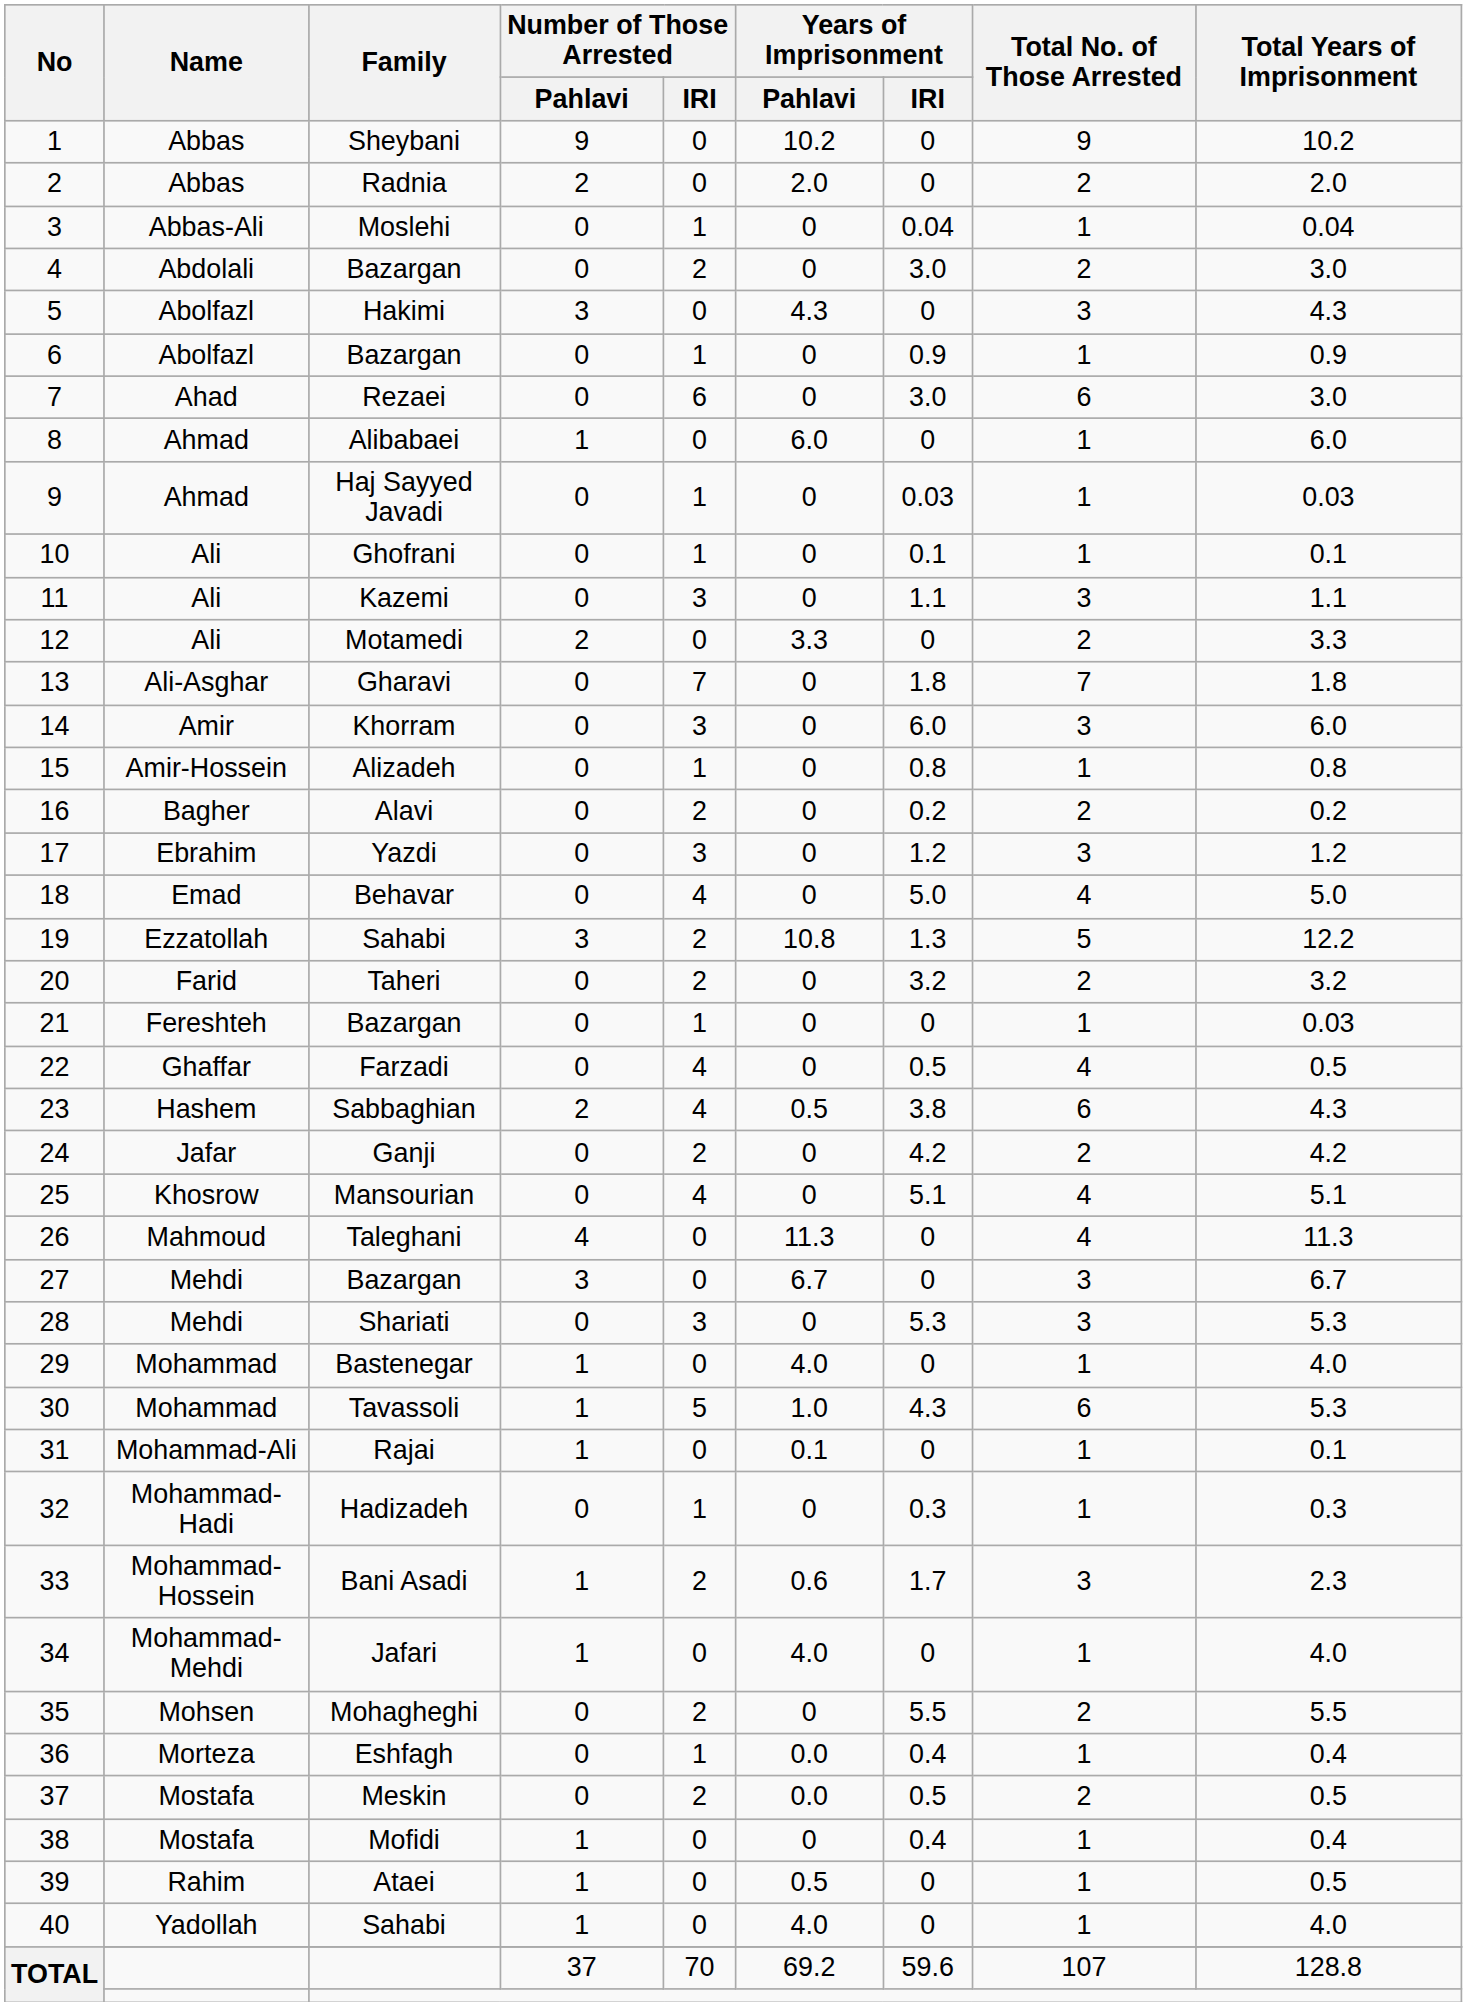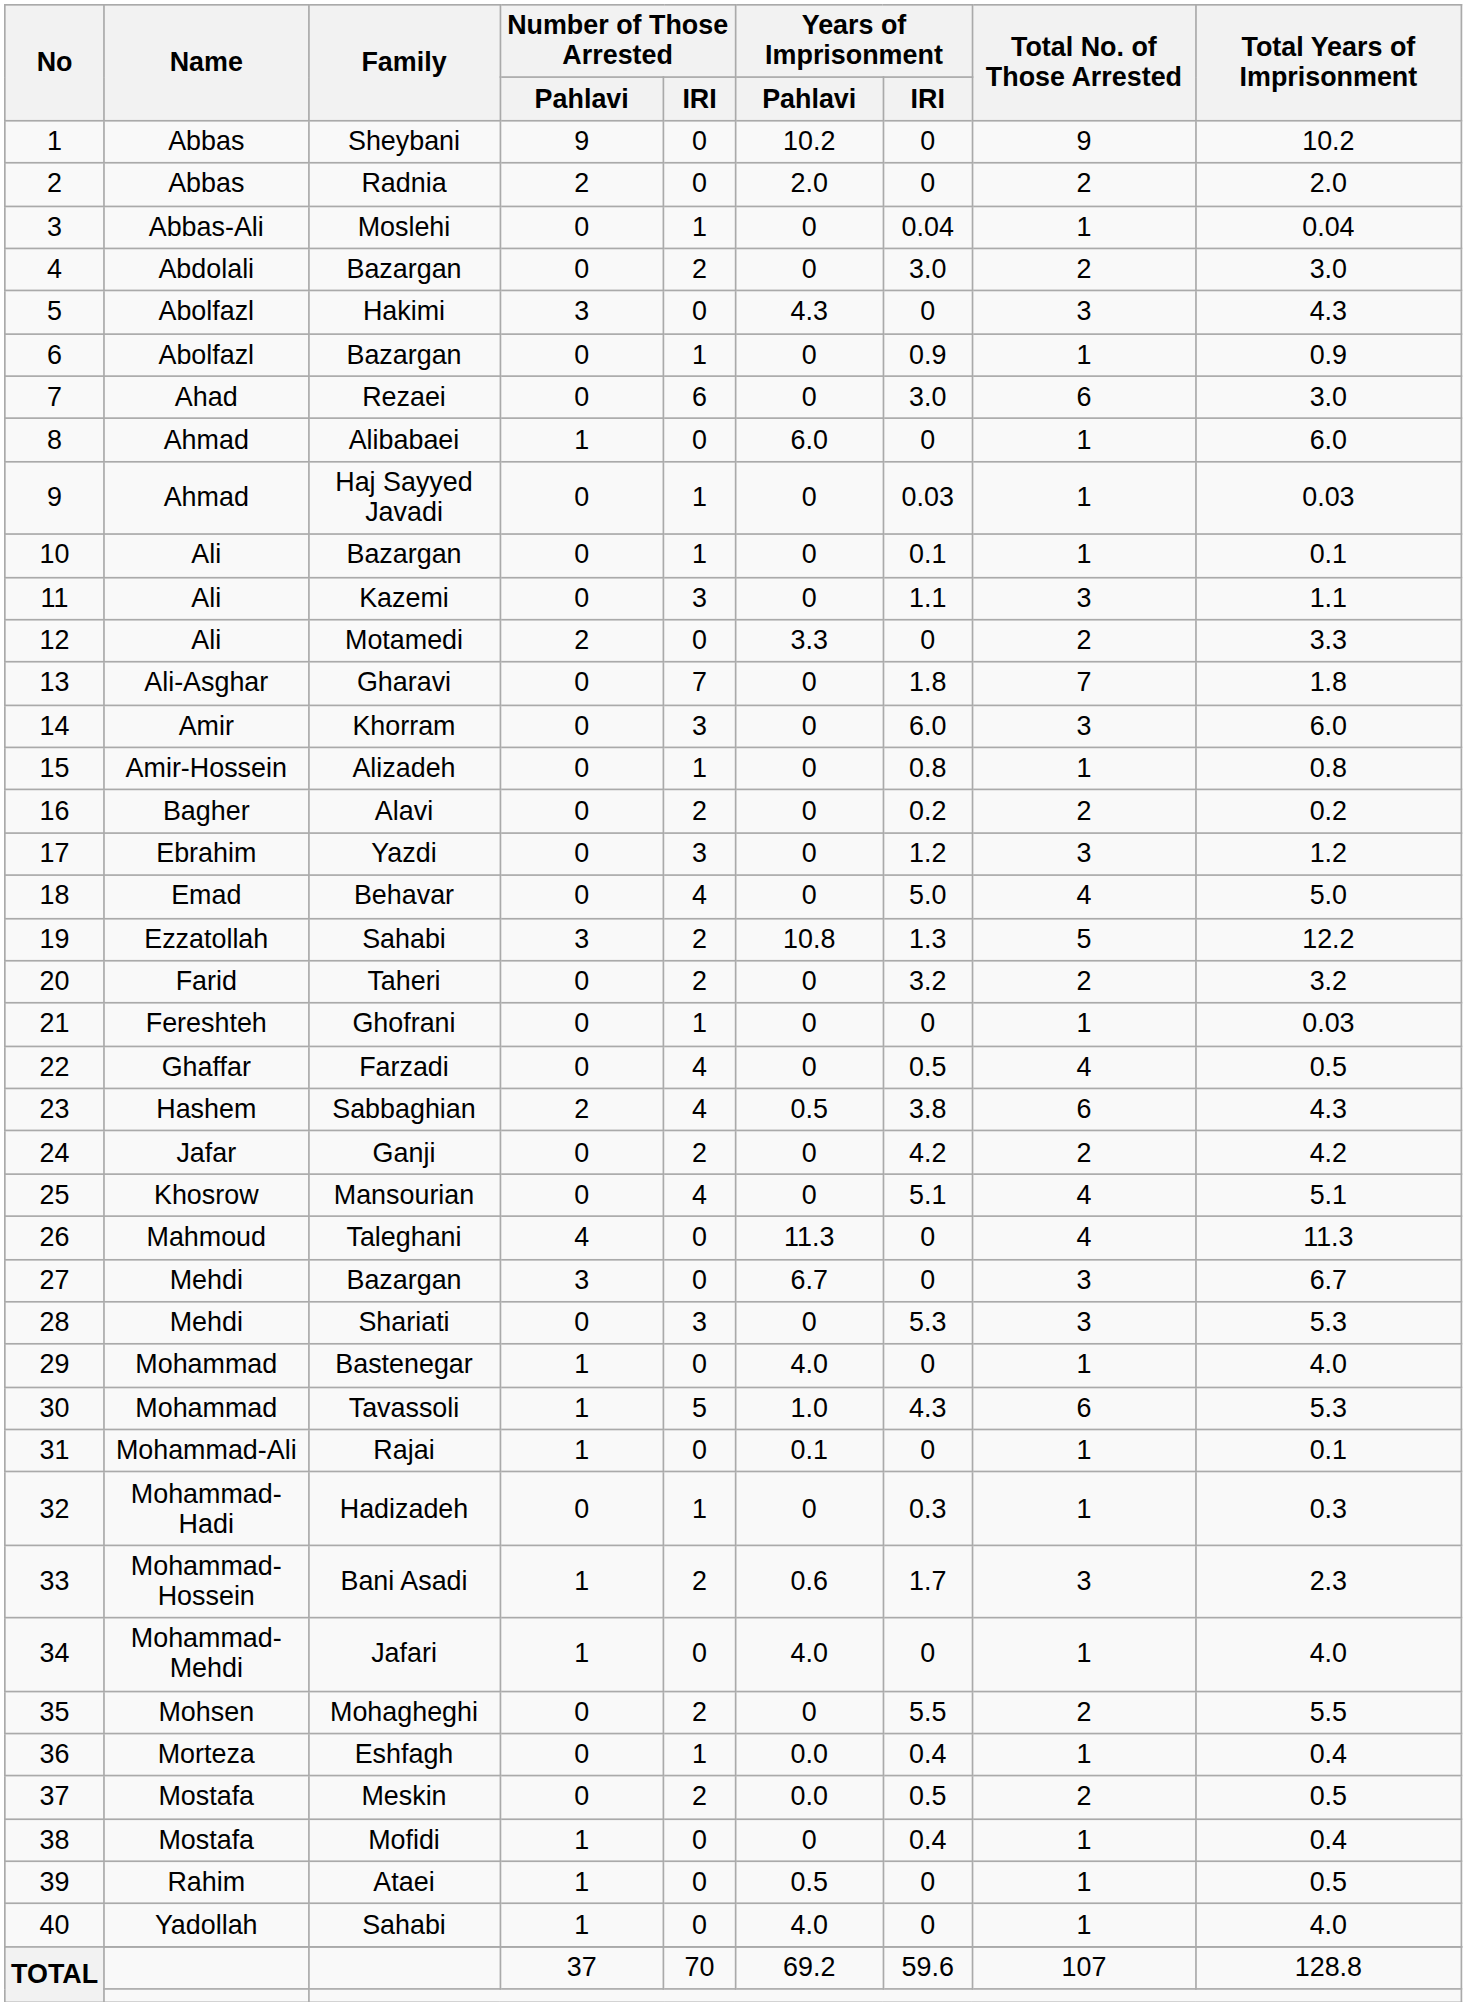(404, 555) Ghofrani -> (404, 555) Bazargan
(404, 1024) Bazargan -> (404, 1024) Ghofrani
